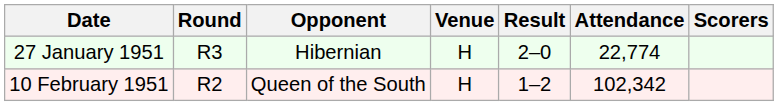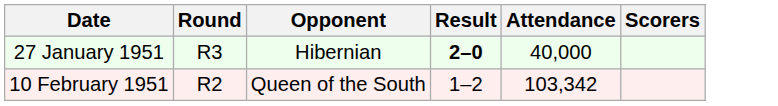- column: (465, 20)
(534, 52) normal -> (466, 52) bold
(629, 52) 22,774 -> (561, 52) 40,000
(629, 84) 102,342 -> (561, 84) 103,342
